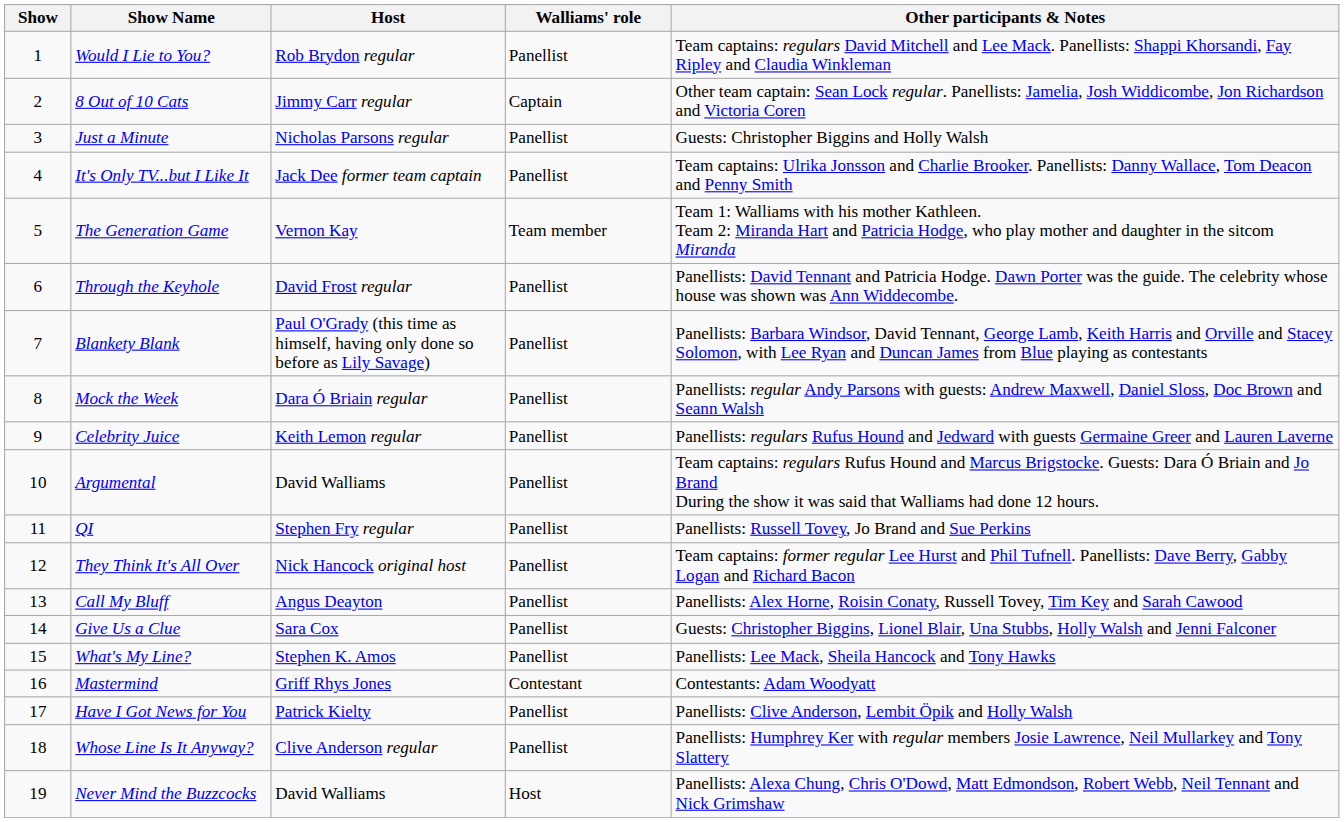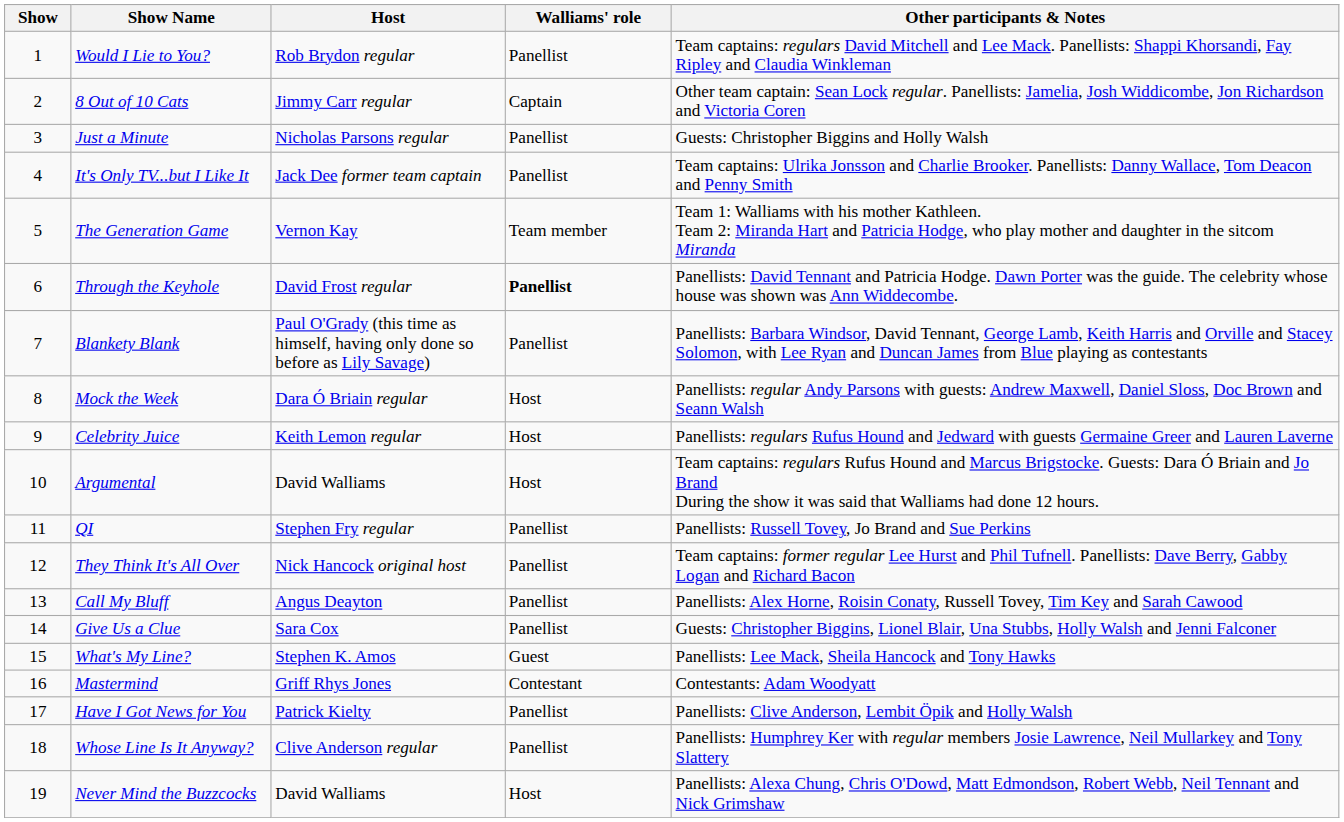(538, 286) normal -> (540, 286) bold
(538, 398) Panellist -> (525, 398) Host
(538, 435) Panellist -> (525, 435) Host
(538, 482) Panellist -> (525, 482) Host
(538, 656) Panellist -> (529, 656) Guest
